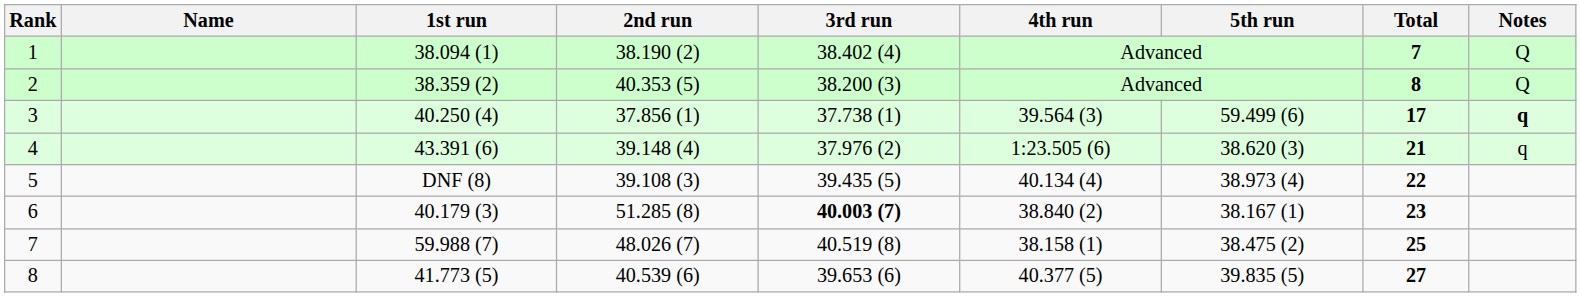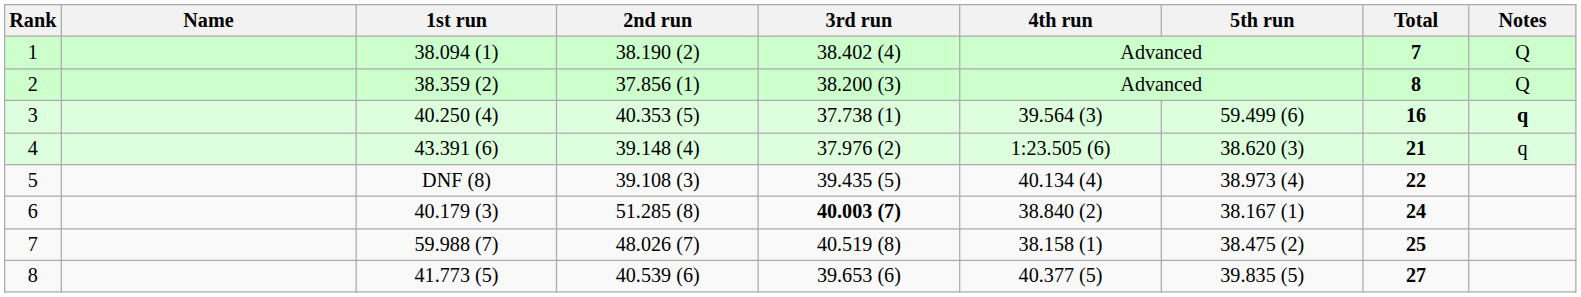(658, 84) 40.353 (5) -> (658, 84) 37.856 (1)
(658, 116) 37.856 (1) -> (658, 116) 40.353 (5)
(1416, 116) 17 -> (1416, 116) 16
(1416, 212) 23 -> (1416, 212) 24
